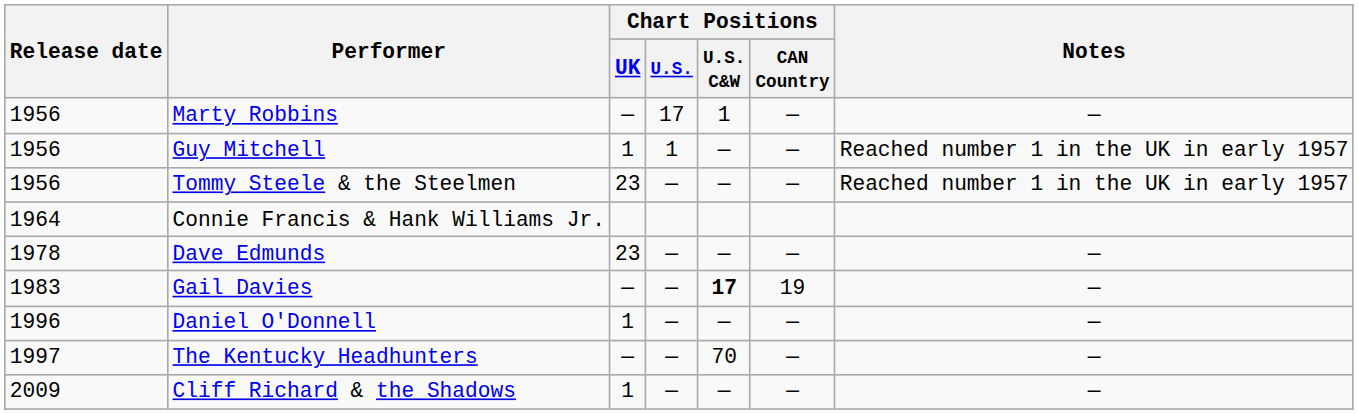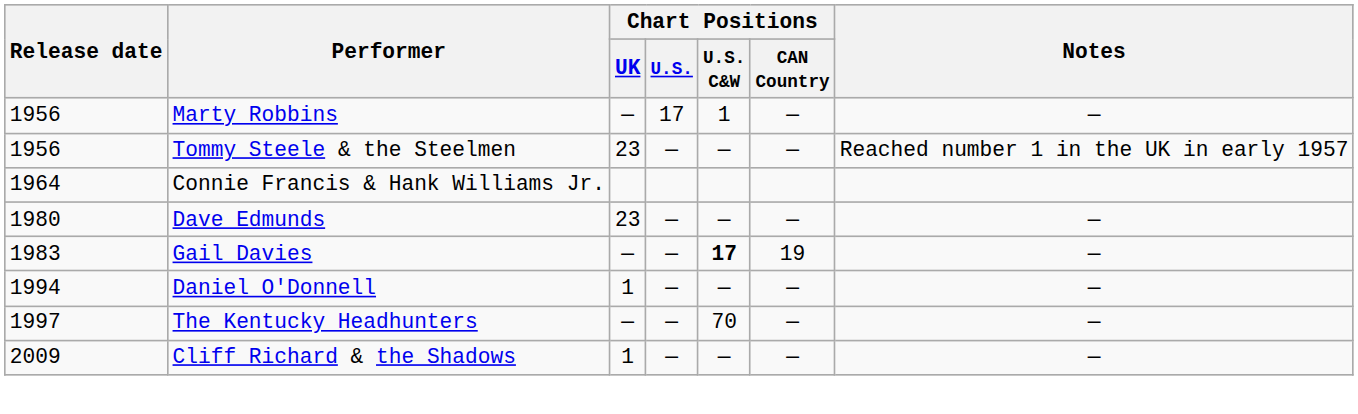- row: (249, 150)
(35, 254) 1978 -> (35, 219) 1980
(35, 323) 1996 -> (35, 288) 1994
